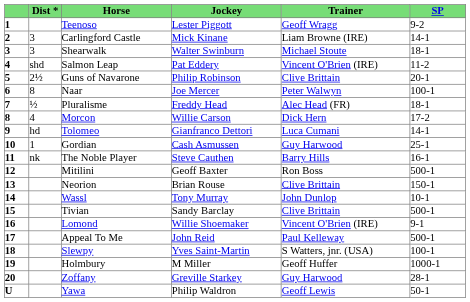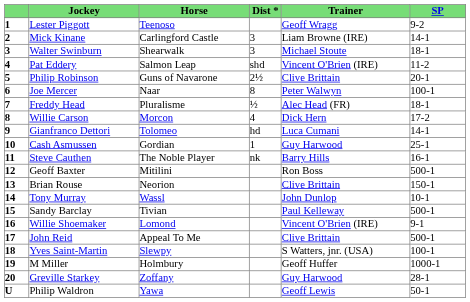columns swapped: (45, 11) <-> (226, 11)
(311, 210) Clive Brittain -> (313, 210) Paul Kelleway
(313, 237) Paul Kelleway -> (311, 237) Clive Brittain
